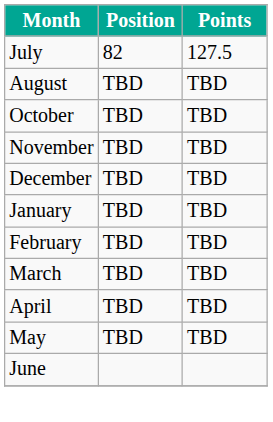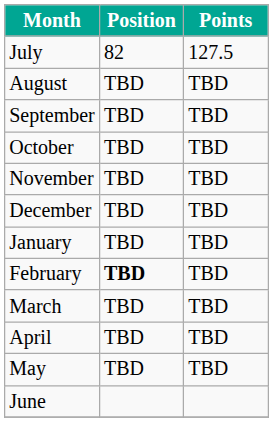+ row: (52, 115)
(123, 242) normal -> (125, 274) bold
